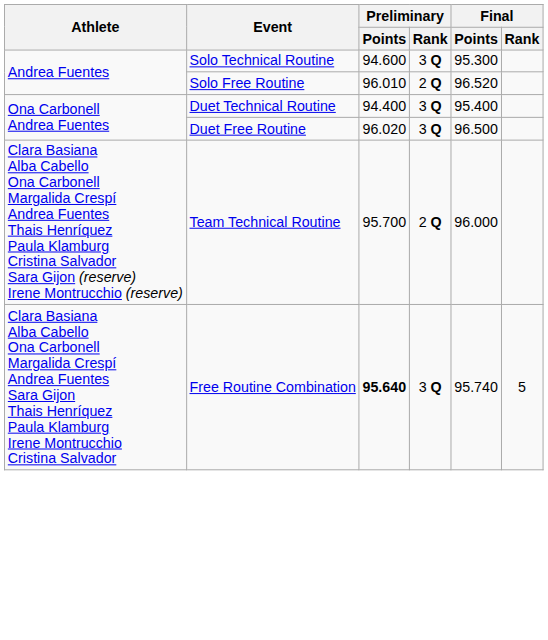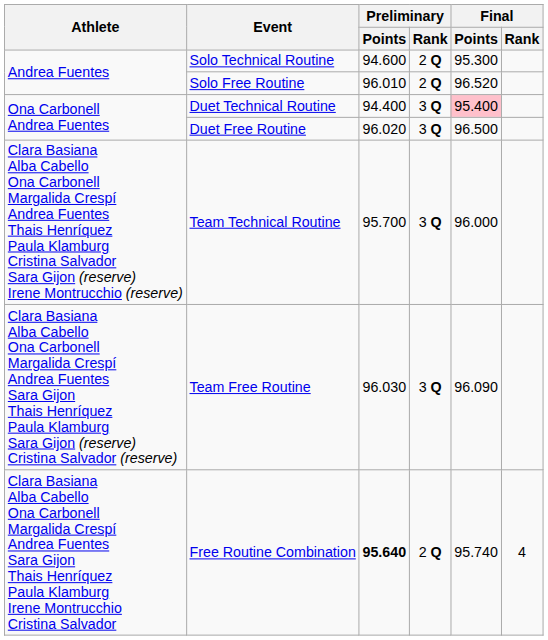(430, 61) 3 Q -> (430, 61) 2 Q
(476, 106) no background -> (476, 106) pink background
(430, 223) 2 Q -> (430, 223) 3 Q
+ row: (250, 388)
(430, 388) 3 Q -> (430, 553) 2 Q
(522, 388) 5 -> (522, 553) 4
